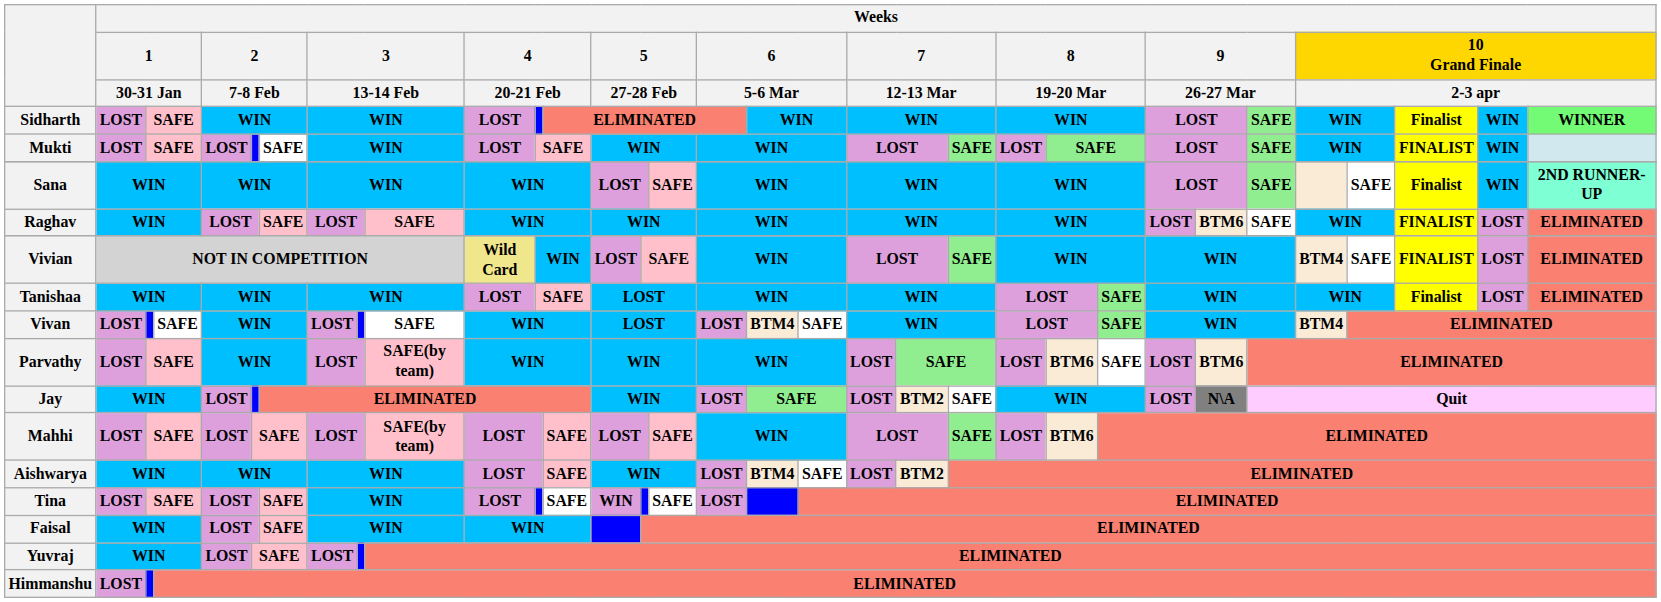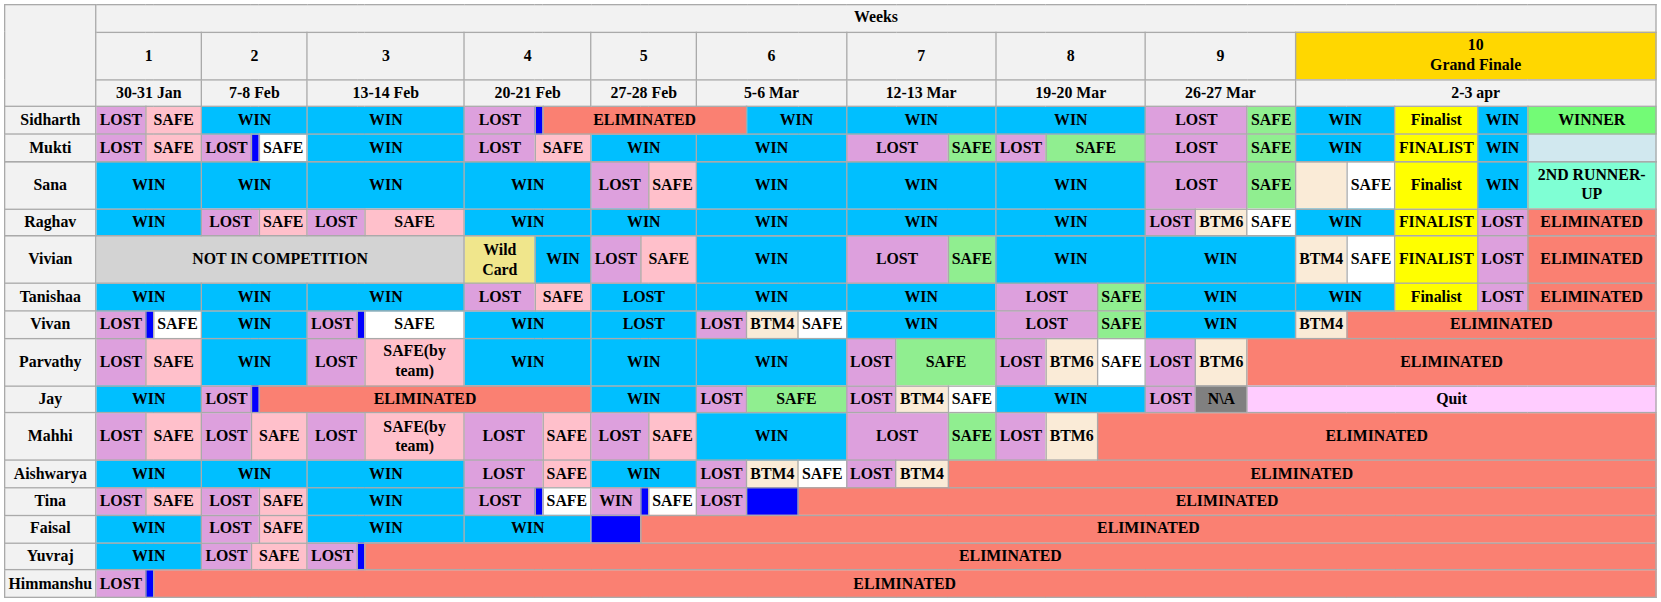(922, 399) BTM2 -> (922, 399) BTM4
(922, 473) BTM2 -> (922, 473) BTM4
